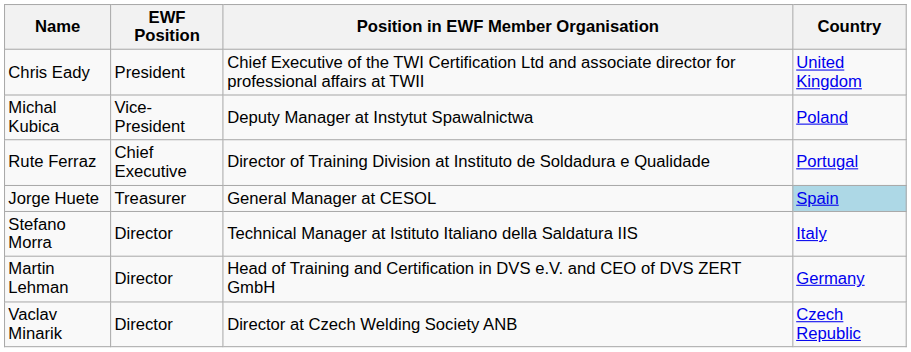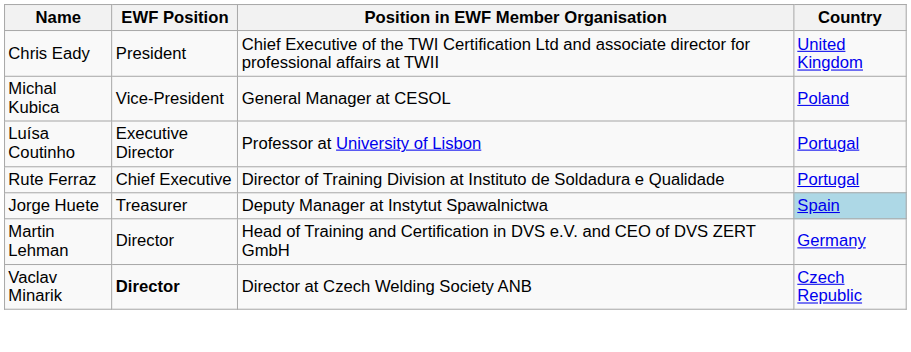(380, 117) Deputy Manager at Instytut Spawalnictwa -> (346, 98) General Manager at CESOL
+ row: (42, 143)
(332, 198) General Manager at CESOL -> (395, 205) Deputy Manager at Instytut Spawalnictwa
- row: (37, 233)
(144, 324) normal -> (148, 286) bold
